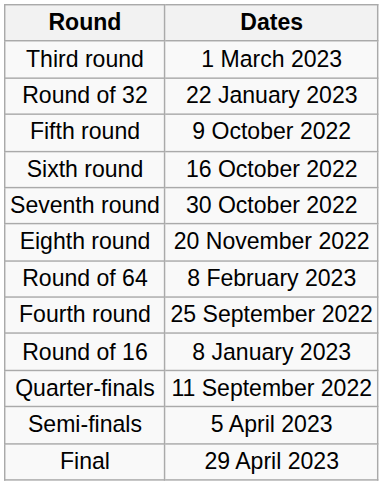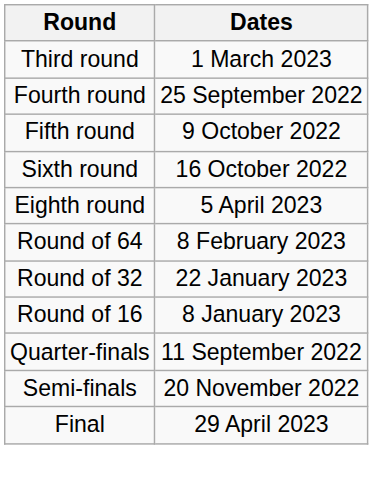rows swapped: (85, 315) <-> (85, 95)
- row: (85, 205)
(272, 242) 20 November 2022 -> (261, 205) 5 April 2023
(272, 424) 5 April 2023 -> (261, 388) 20 November 2022
